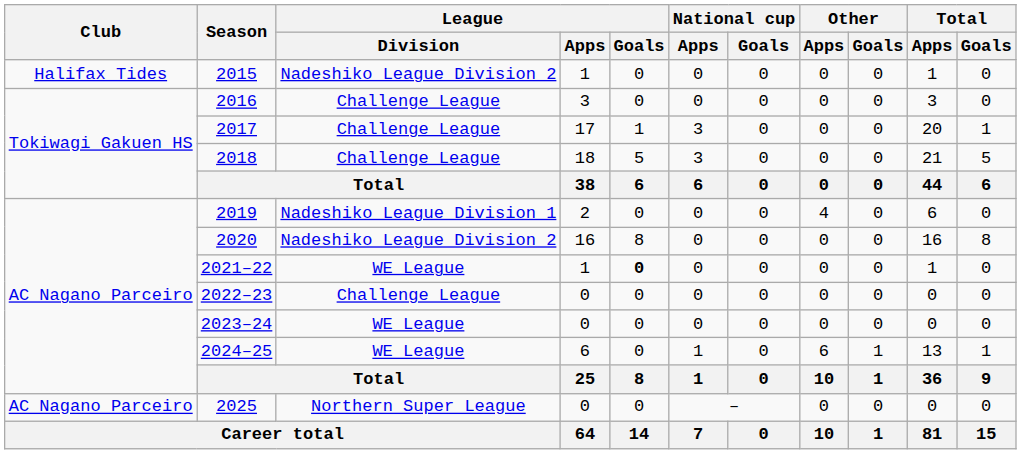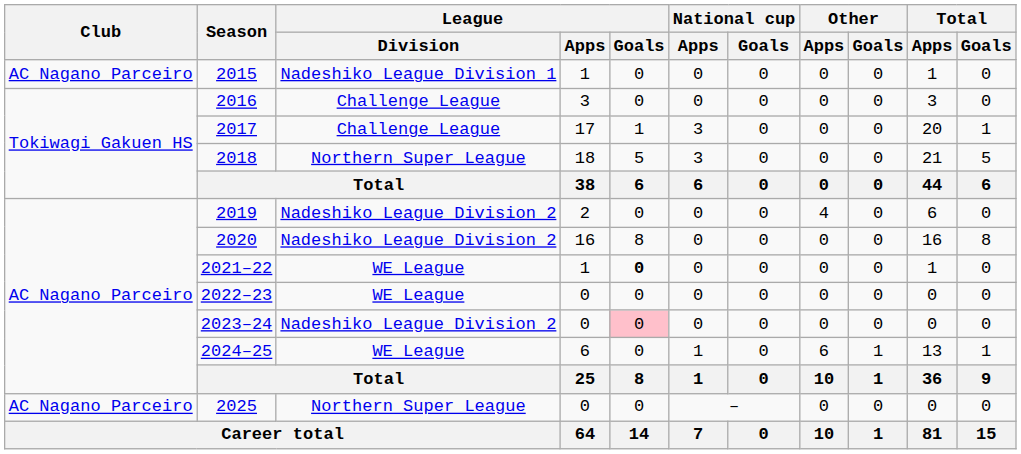(101, 74) Halifax Tides -> (101, 74) AC Nagano Parceiro
(418, 74) Nadeshiko League Division 2 -> (418, 74) Nadeshiko League Division 1
(418, 157) Challenge League -> (418, 157) Northern Super League
(418, 213) Nadeshiko League Division 1 -> (418, 213) Nadeshiko League Division 2
(418, 296) Challenge League -> (418, 296) WE League
(418, 324) WE League -> (418, 324) Nadeshiko League Division 2
(639, 324) no background -> (639, 324) pink background
